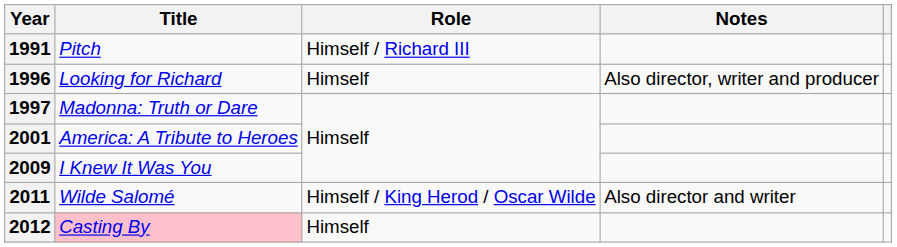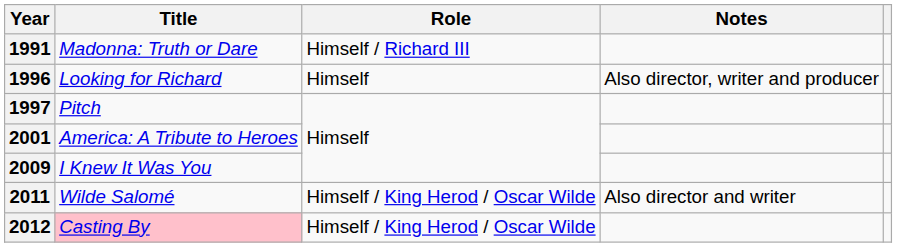(80, 49) Pitch -> (158, 49) Madonna: Truth or Dare
(158, 108) Madonna: Truth or Dare -> (80, 108) Pitch
(338, 227) Himself -> (451, 227) Himself / King Herod / Oscar Wilde
